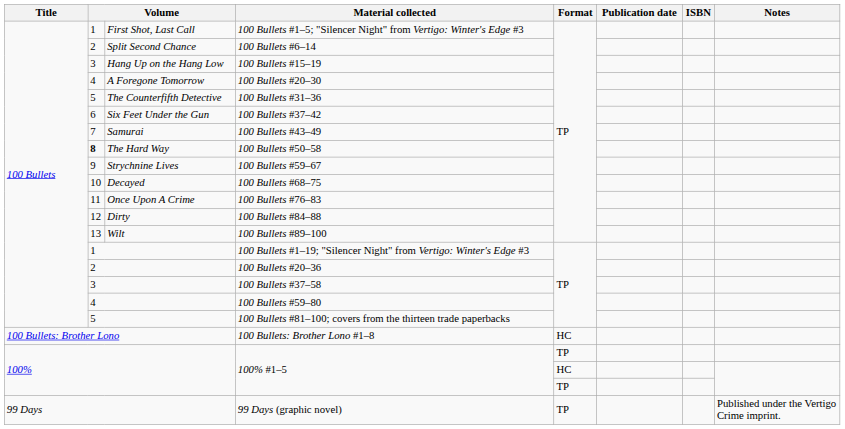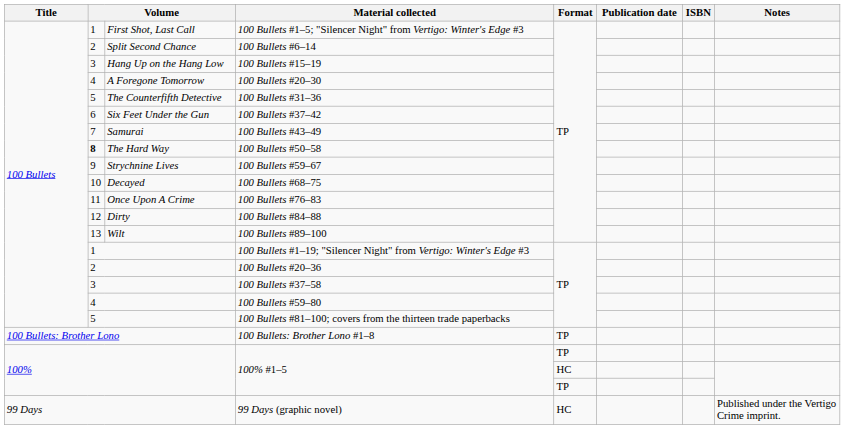(564, 336) HC -> (563, 336) TP
(563, 410) TP -> (564, 410) HC
